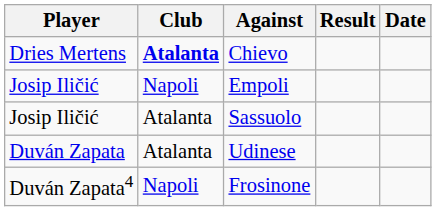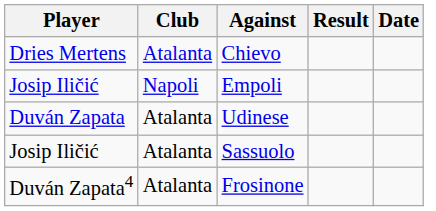(181, 53) bold -> (177, 53) normal
rows swapped: (262, 150) <-> (265, 118)
(171, 185) Napoli -> (177, 185) Atalanta
